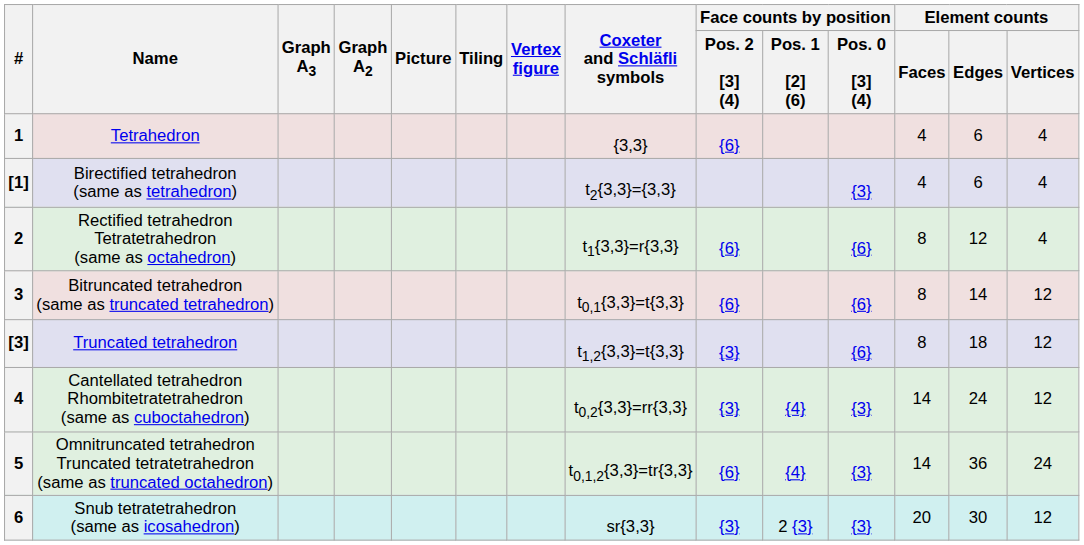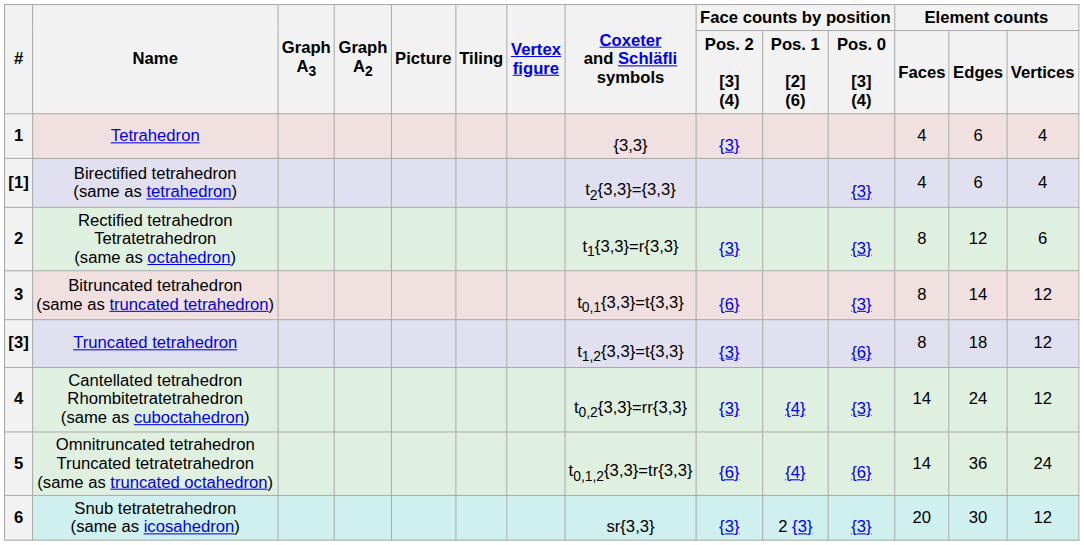(729, 145) {6} -> (729, 145) {3}
(729, 248) {6} -> (729, 248) {3}
(861, 248) {6} -> (861, 248) {3}
(1043, 238) 4 -> (1043, 238) 6
(861, 304) {6} -> (861, 304) {3}
(861, 472) {3} -> (861, 472) {6}
